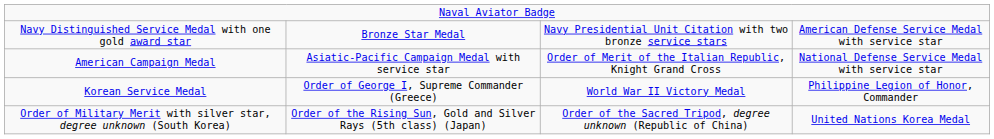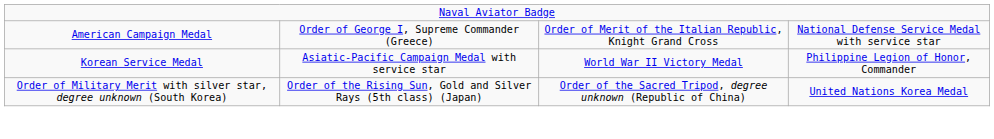- row: (145, 35)
(413, 63) Asiatic-Pacific Campaign Medal with service star -> (409, 35) Order of George I, Supreme Commander (Greece)
(413, 91) Order of George I, Supreme Commander (Greece) -> (409, 63) Asiatic-Pacific Campaign Medal with service star
